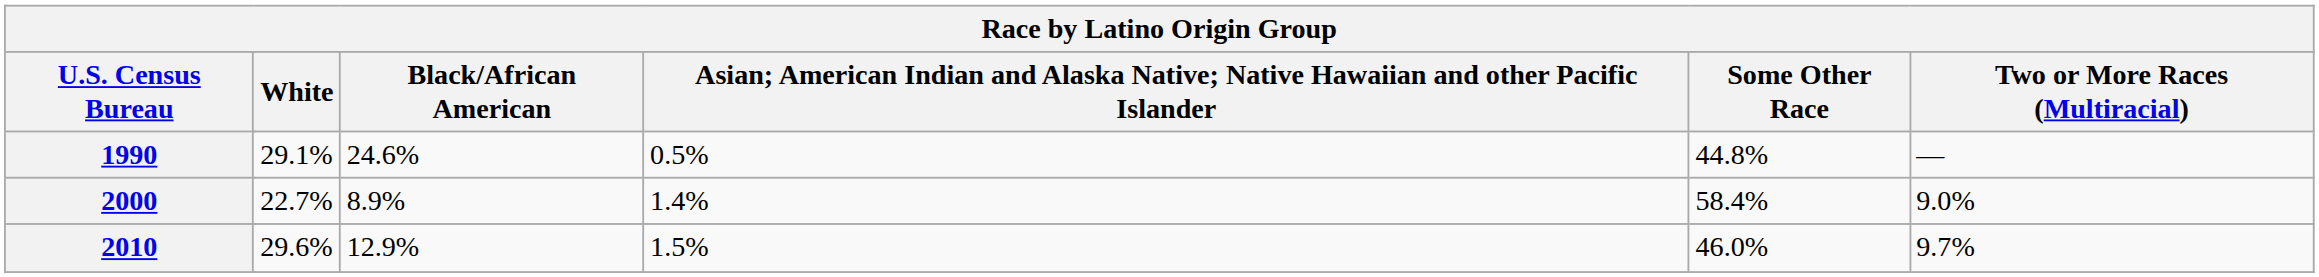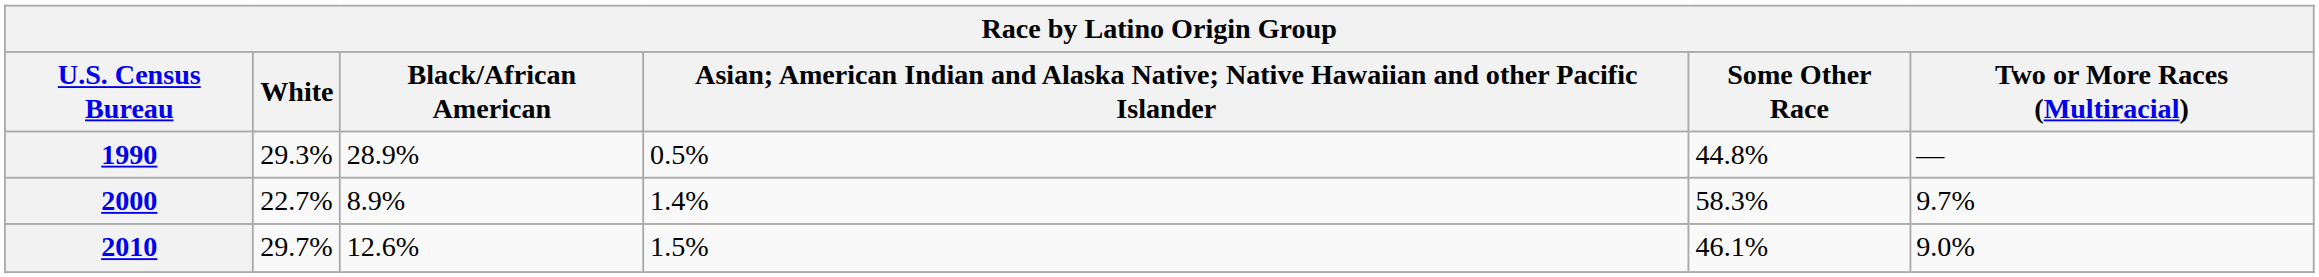(296, 154) 29.1% -> (296, 154) 29.3%
(383, 154) 24.6% -> (383, 154) 28.9%
(1732, 201) 58.4% -> (1732, 201) 58.3%
(1946, 201) 9.0% -> (1946, 201) 9.7%
(296, 247) 29.6% -> (296, 247) 29.7%
(383, 247) 12.9% -> (383, 247) 12.6%
(1732, 247) 46.0% -> (1732, 247) 46.1%
(1946, 247) 9.7% -> (1946, 247) 9.0%
